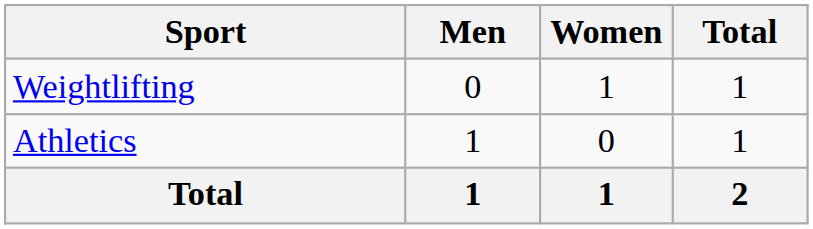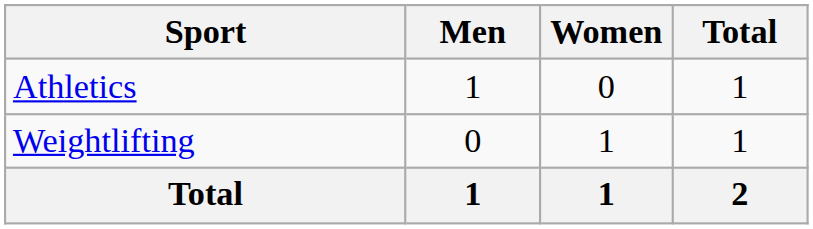rows swapped: (75, 140) <-> (104, 85)
